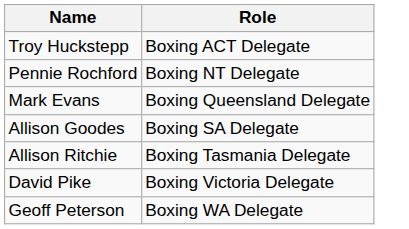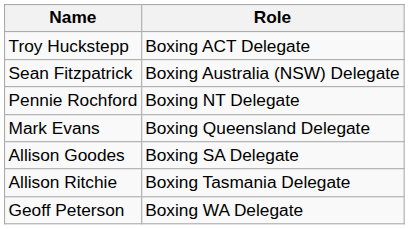+ row: (70, 73)
- row: (50, 182)
